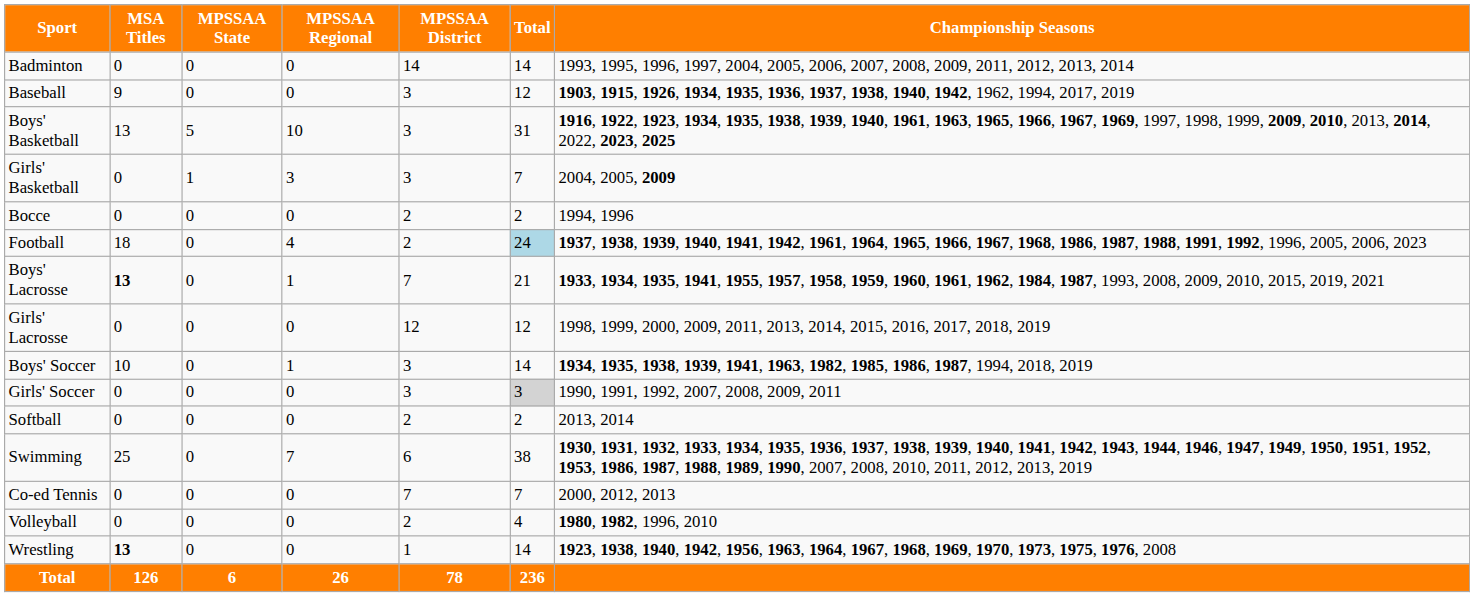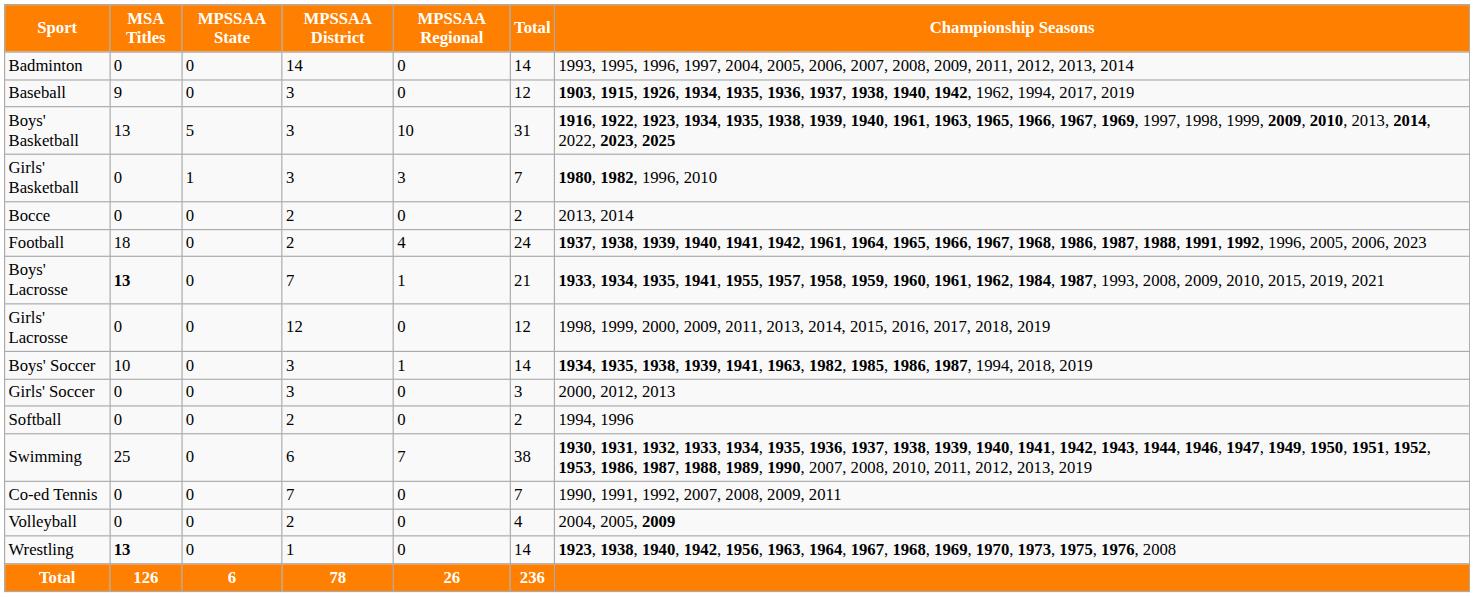columns swapped: (341, 28) <-> (455, 28)
(617, 178) 2004, 2005, 2009 -> (638, 178) 1980, 1982, 1996, 2010
(596, 215) 1994, 1996 -> (596, 215) 2013, 2014
(522, 243) lightblue background -> (522, 243) no background
(518, 392) lightgrey background -> (518, 392) no background
(700, 392) 1990, 1991, 1992, 2007, 2008, 2009, 2011 -> (617, 392) 2000, 2012, 2013
(596, 420) 2013, 2014 -> (596, 420) 1994, 1996
(617, 495) 2000, 2012, 2013 -> (700, 495) 1990, 1991, 1992, 2007, 2008, 2009, 2011
(638, 522) 1980, 1982, 1996, 2010 -> (617, 522) 2004, 2005, 2009
